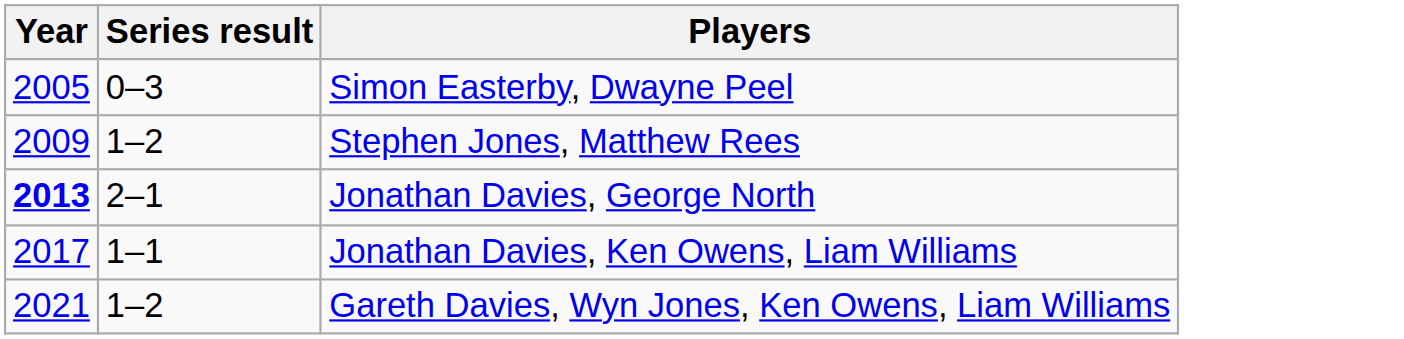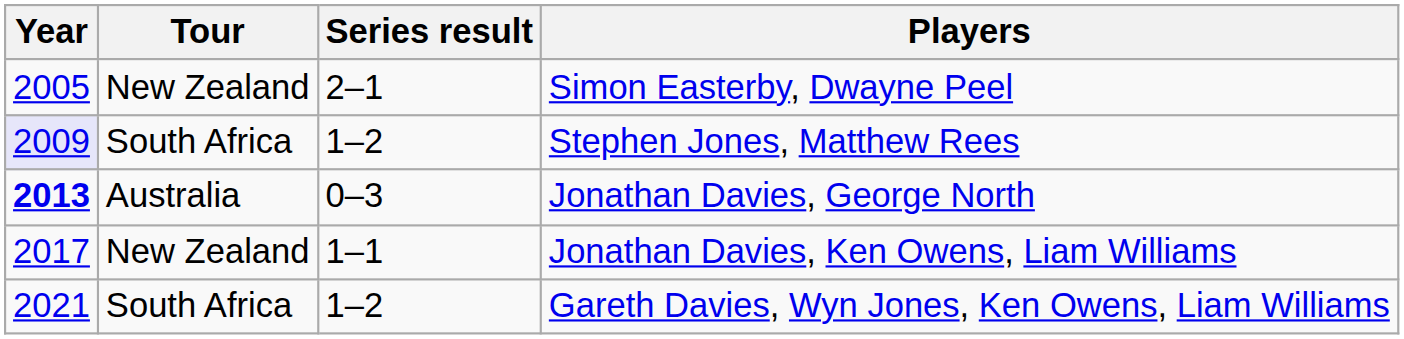+ column: (208, 31)
(135, 86) 0–3 -> (354, 86) 2–1
(51, 141) no background -> (51, 141) lavender background
(135, 196) 2–1 -> (354, 196) 0–3
